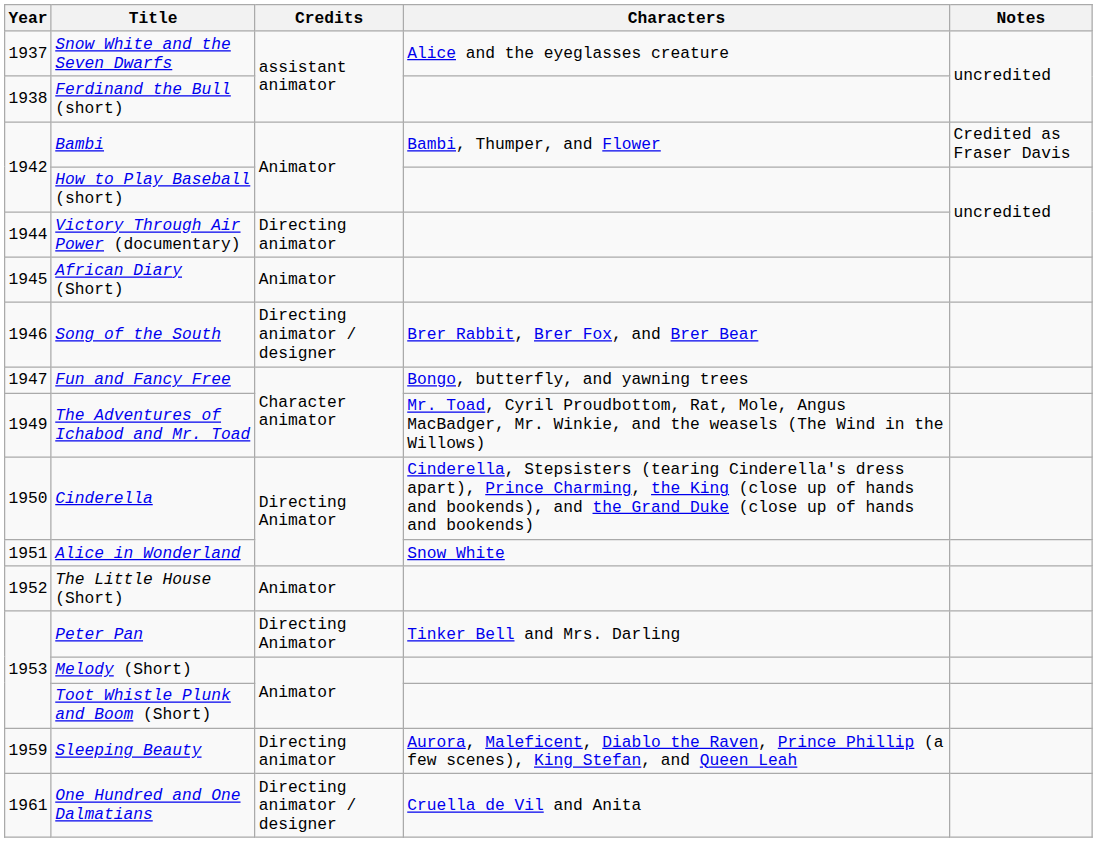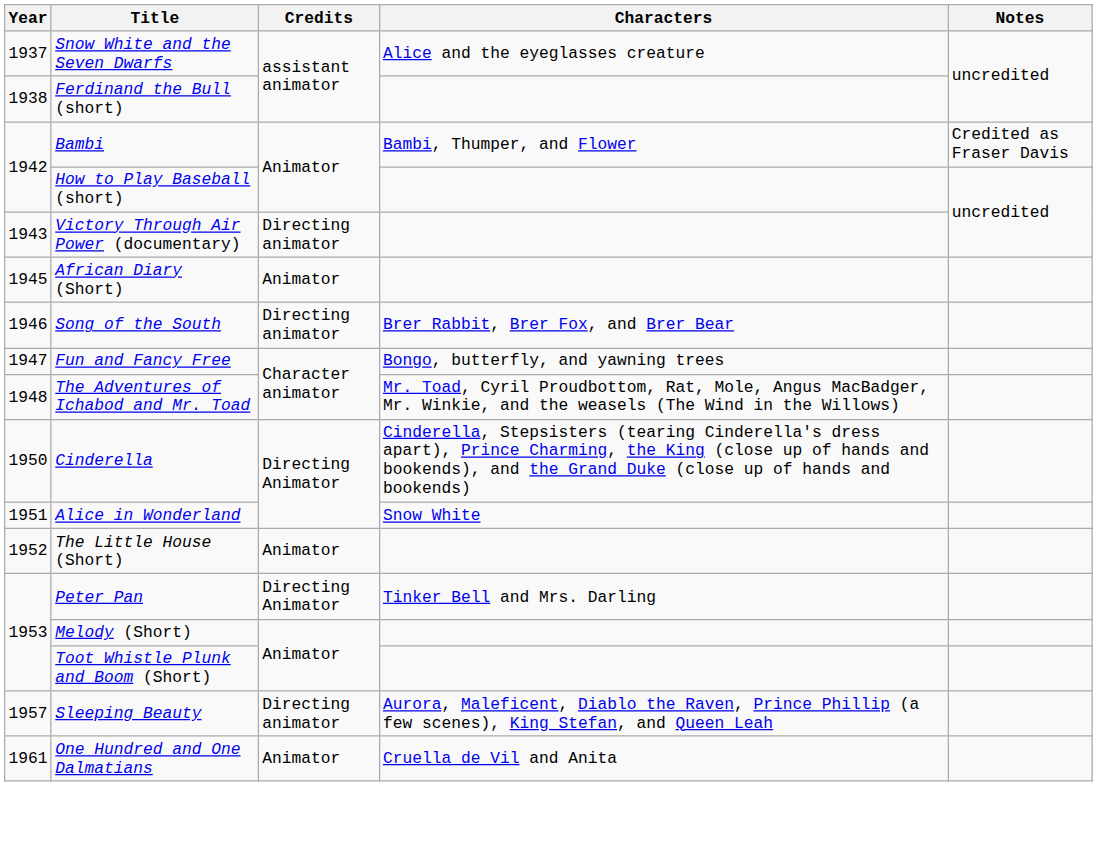(28, 235) 1944 -> (28, 235) 1943
(307, 335) Directing animator / designer -> (306, 325) Directing animator
(28, 425) 1949 -> (28, 397) 1948
(28, 751) 1959 -> (28, 713) 1957
(307, 806) Directing animator / designer -> (301, 759) Animator
